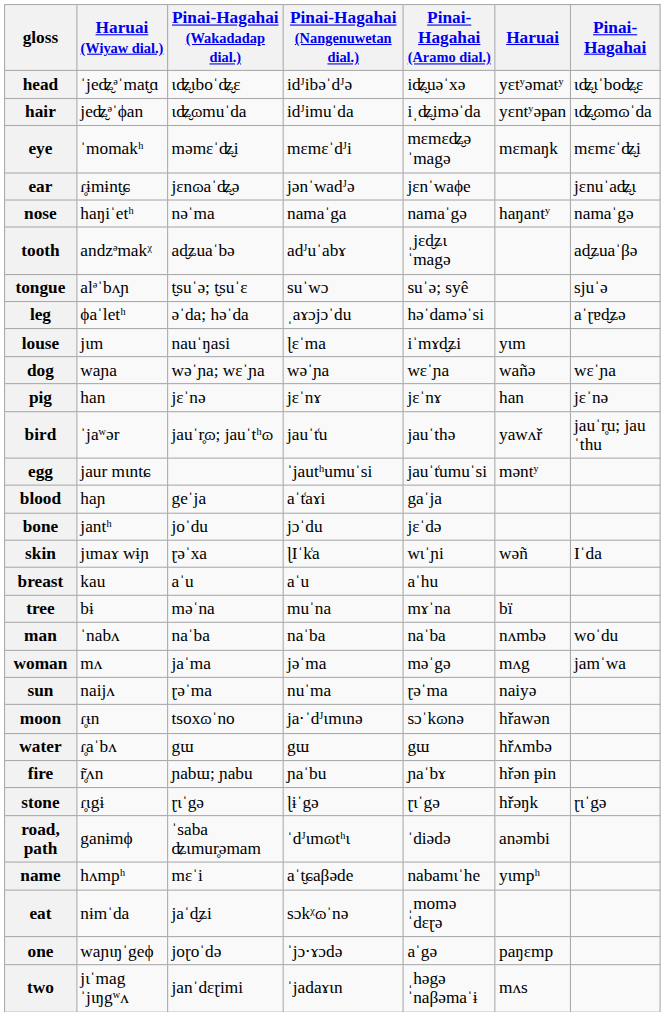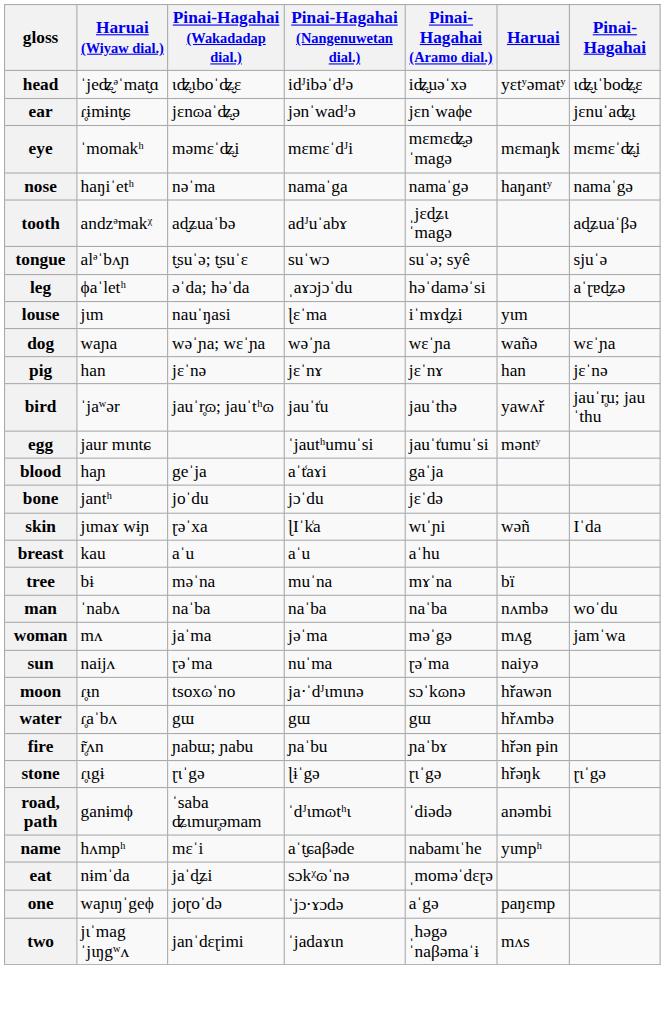- row: (40, 111)
rows swapped: (40, 186) <-> (40, 149)
